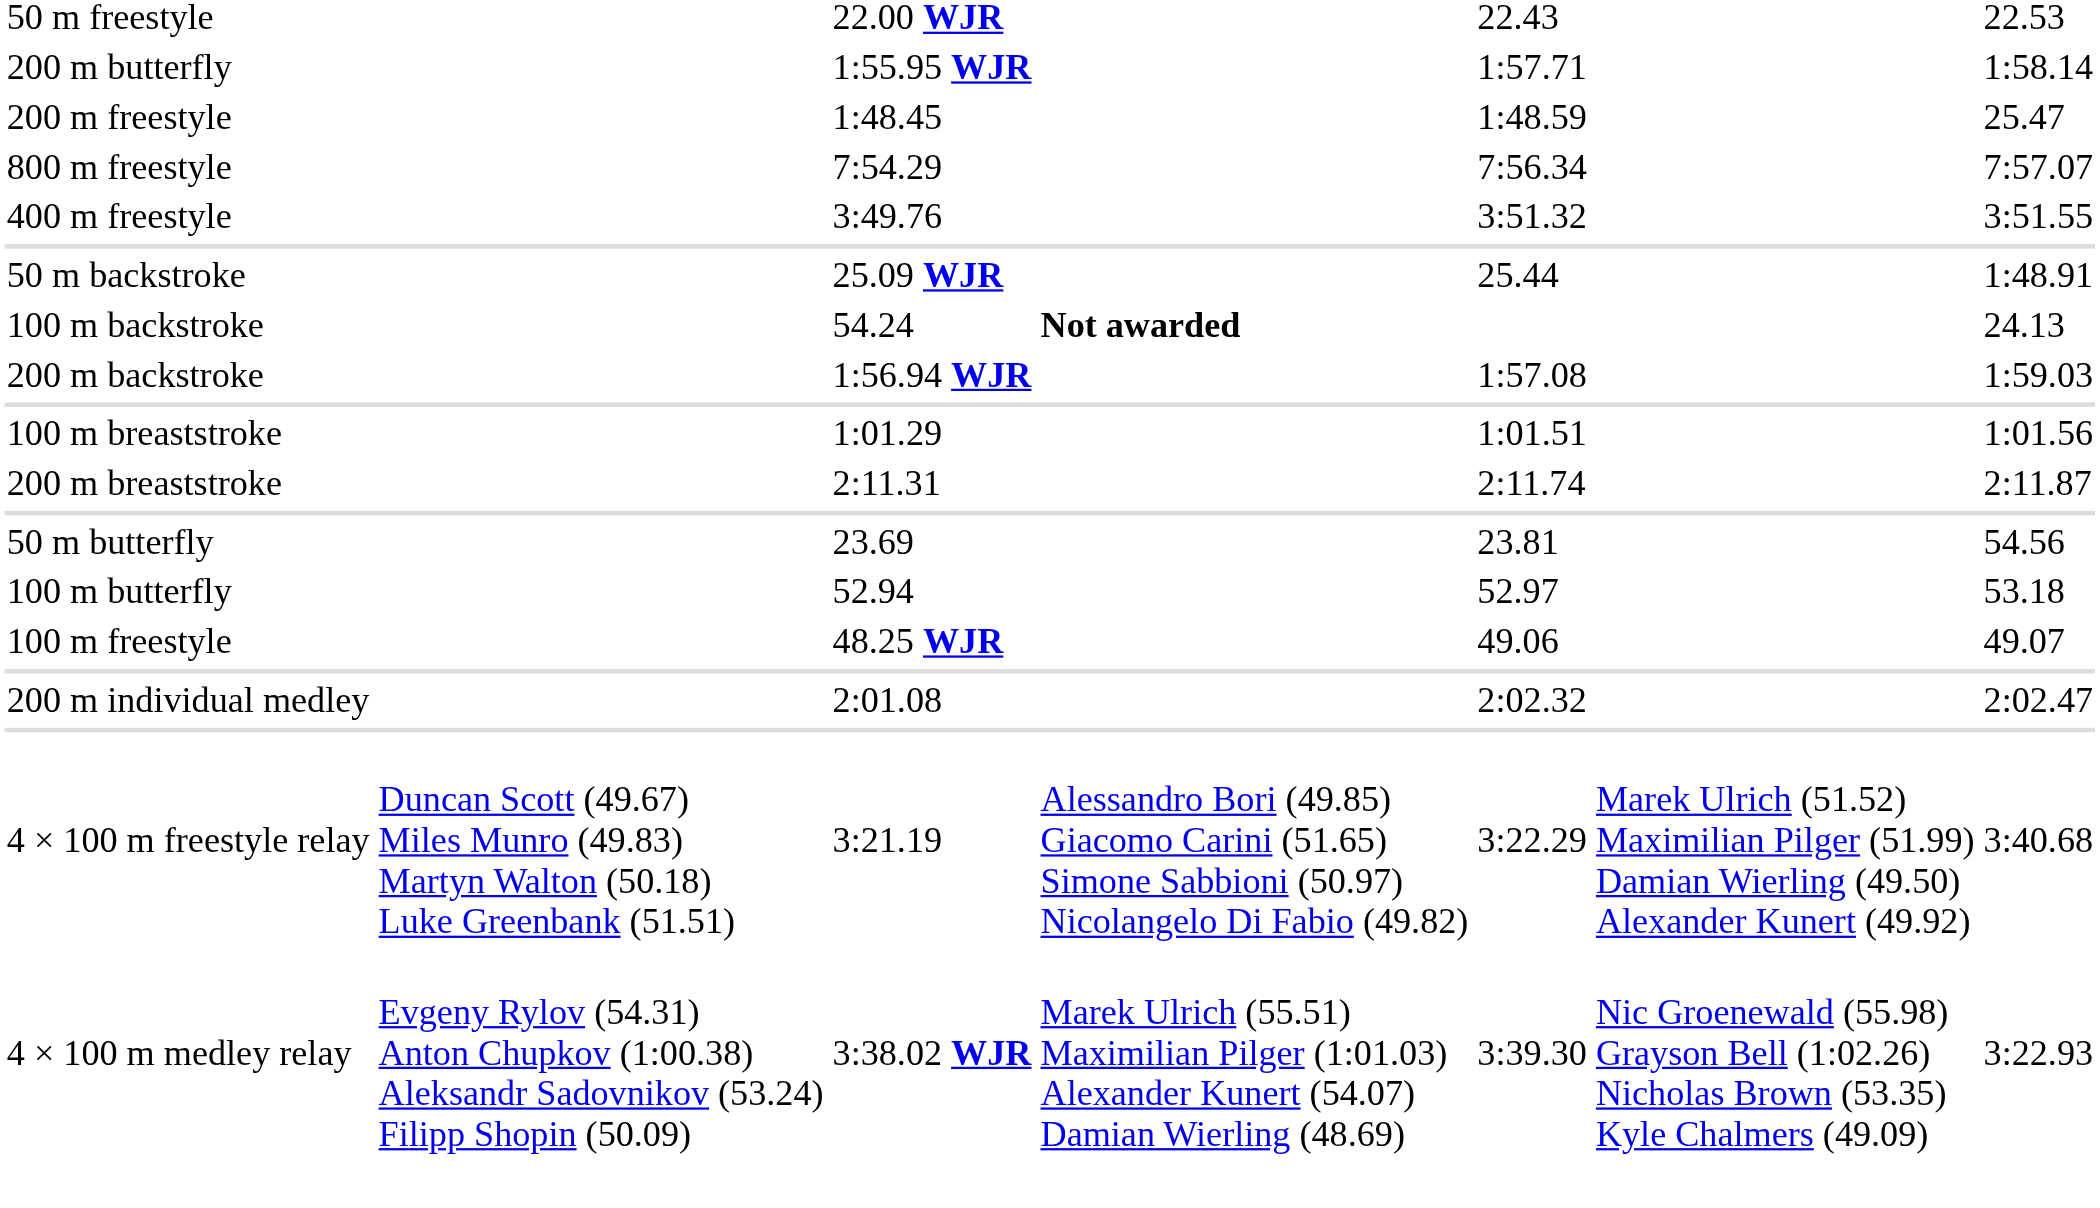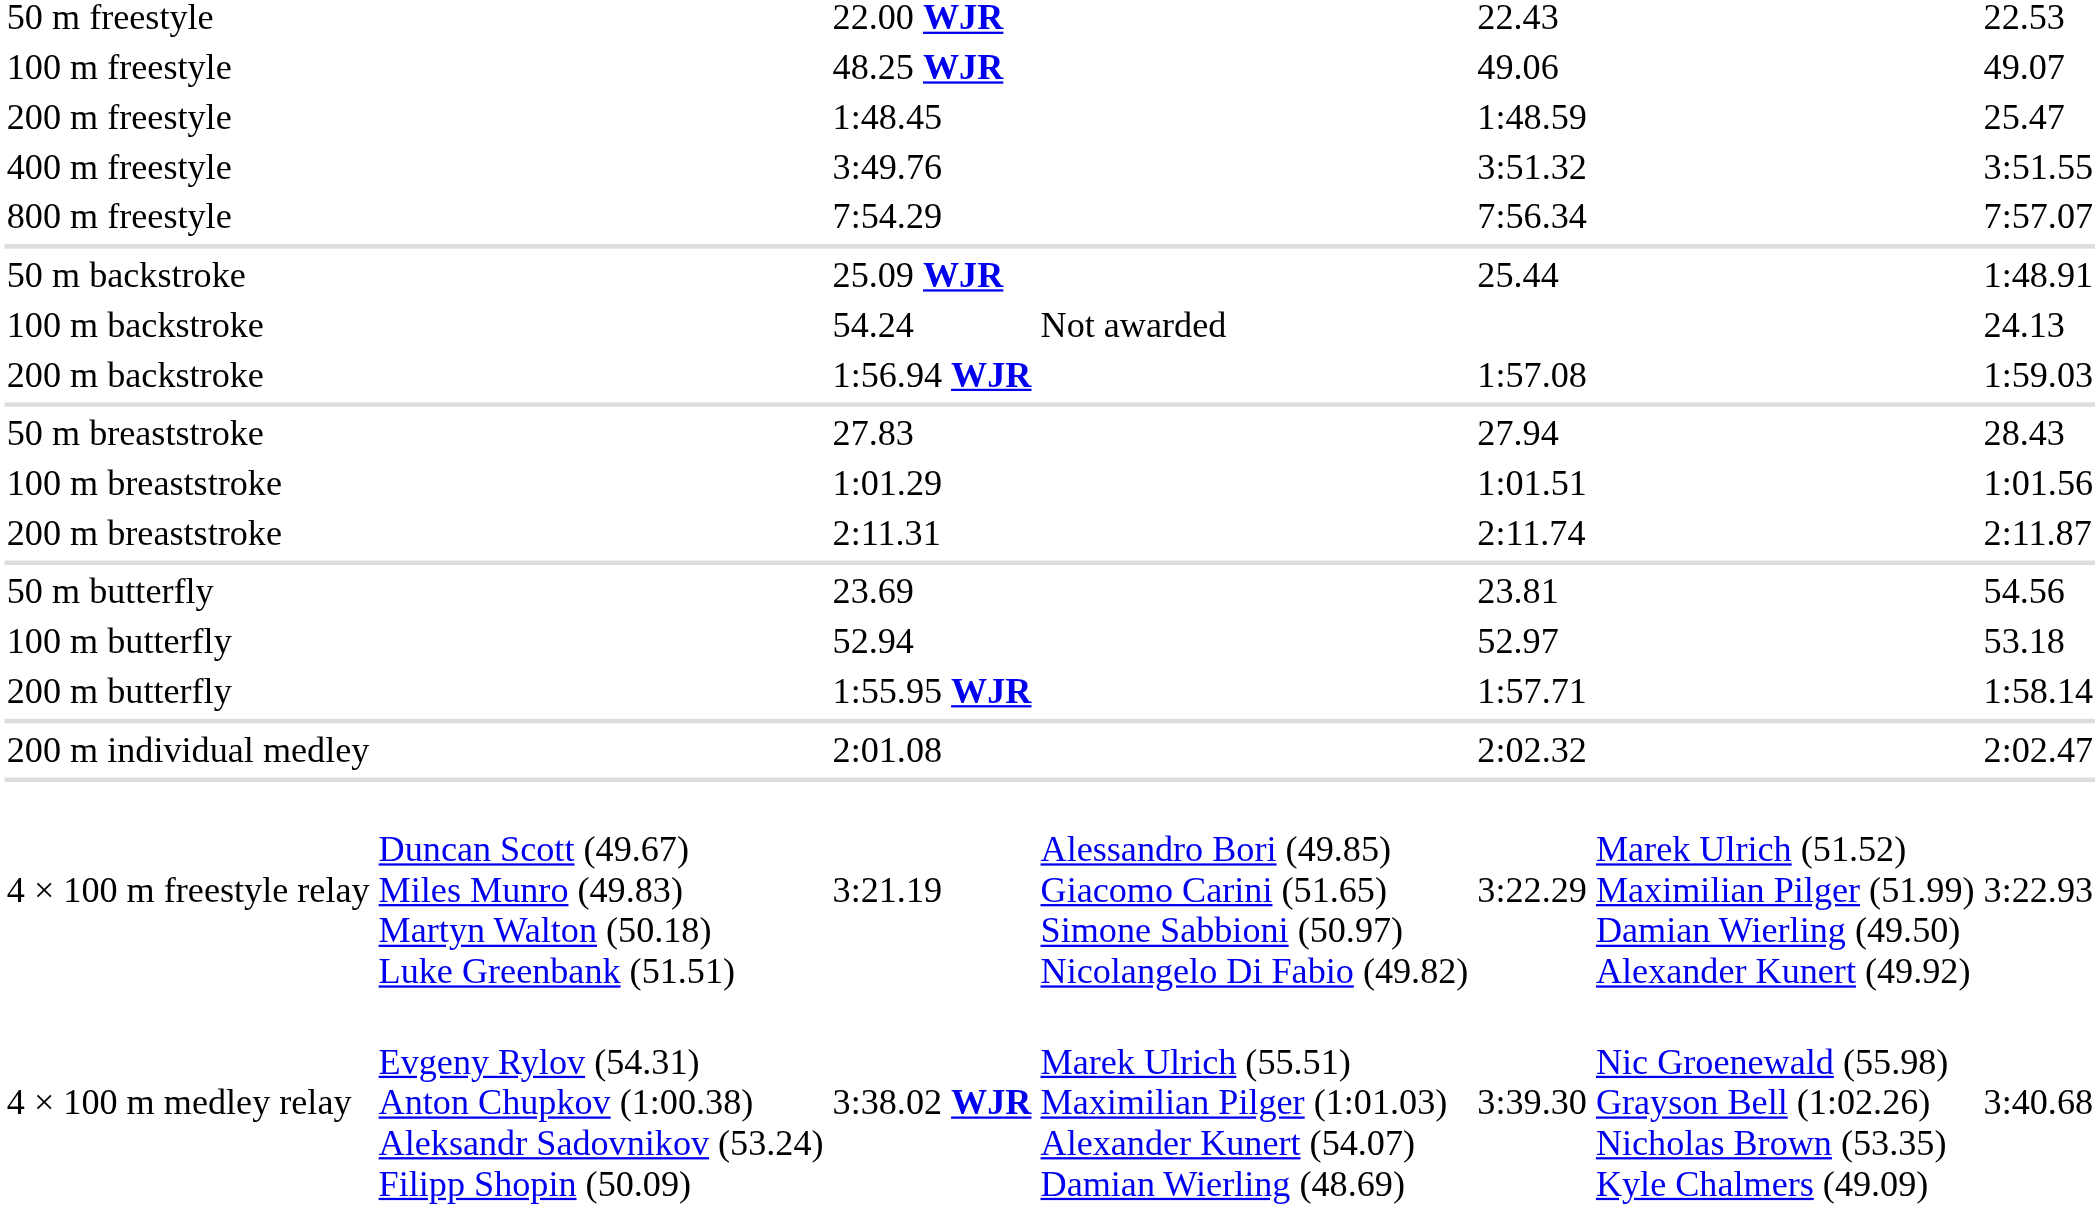rows swapped: (119, 641) <-> (119, 67)
rows swapped: (119, 216) <-> (119, 166)
(1140, 324) bold -> (1133, 324) normal
+ row: (135, 433)
(2038, 840) 3:40.68 -> (2038, 889) 3:22.93
(2038, 1052) 3:22.93 -> (2038, 1102) 3:40.68
